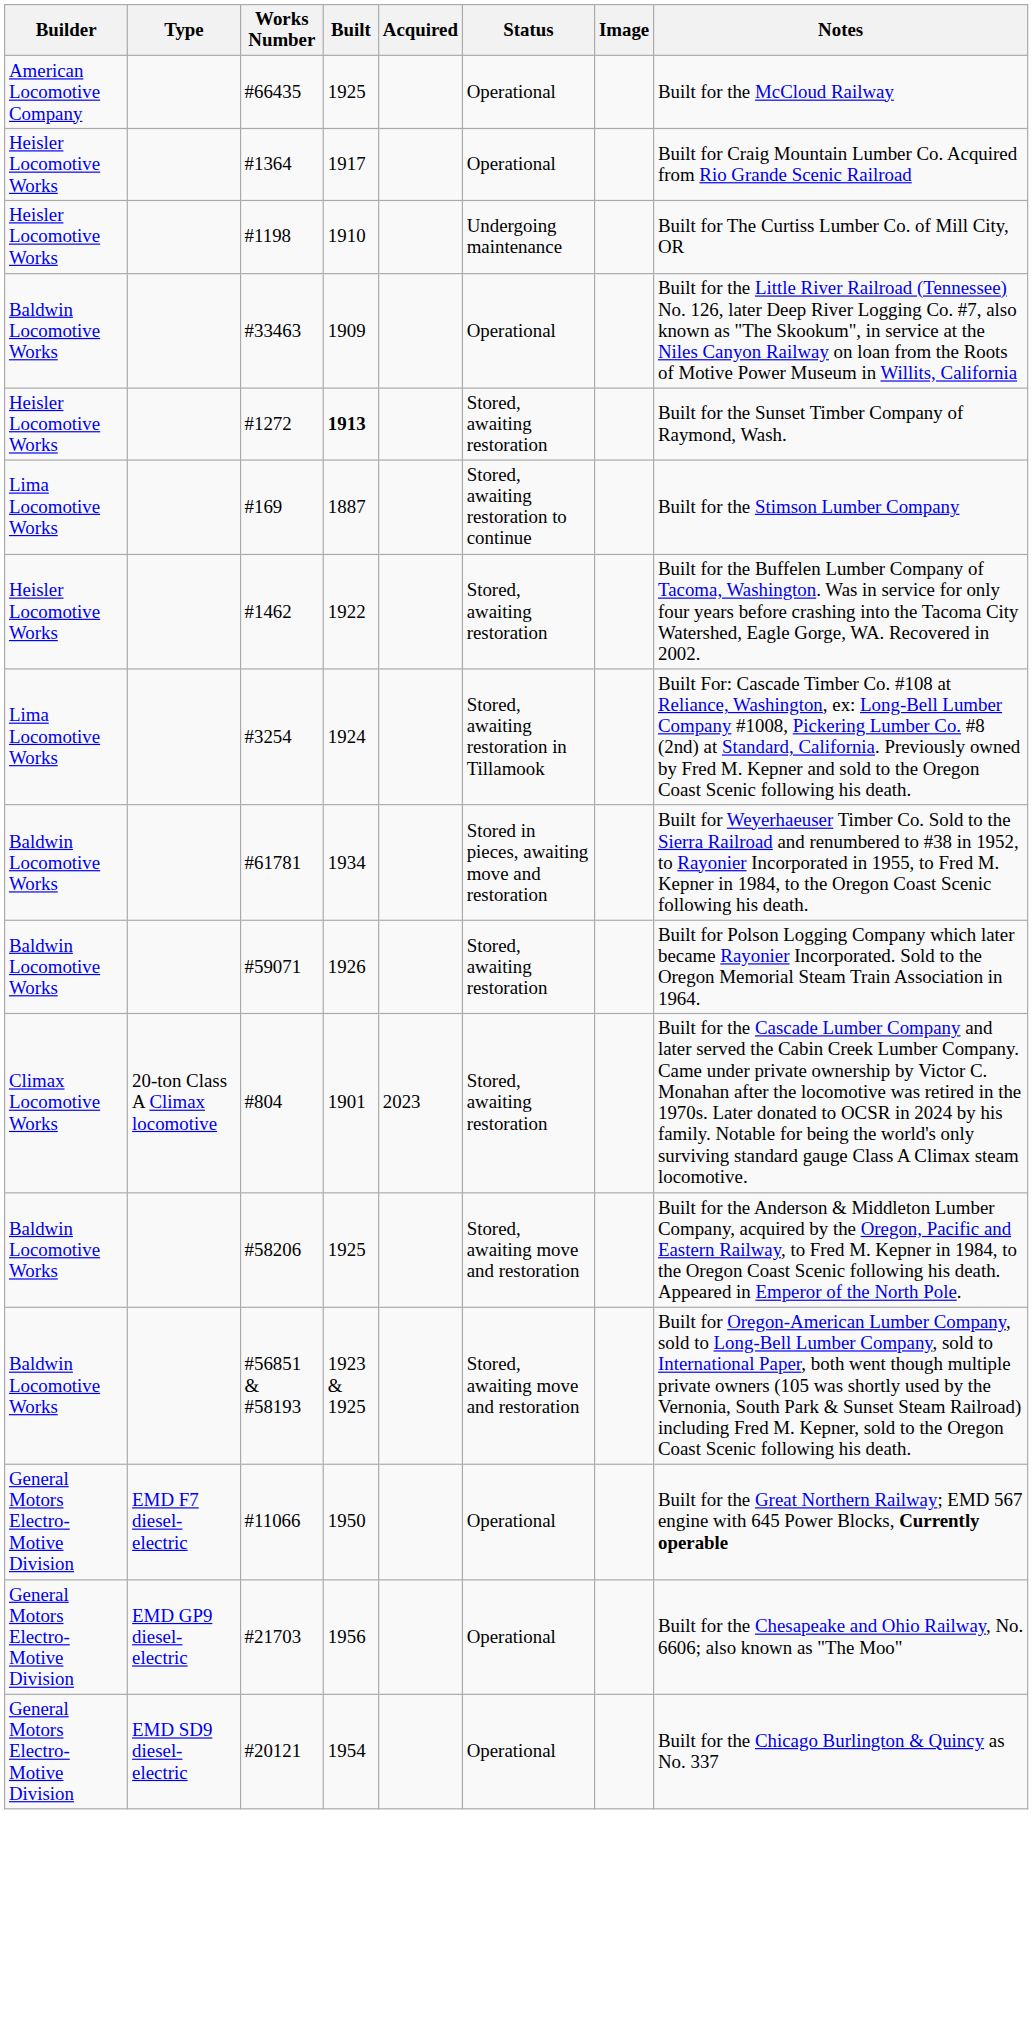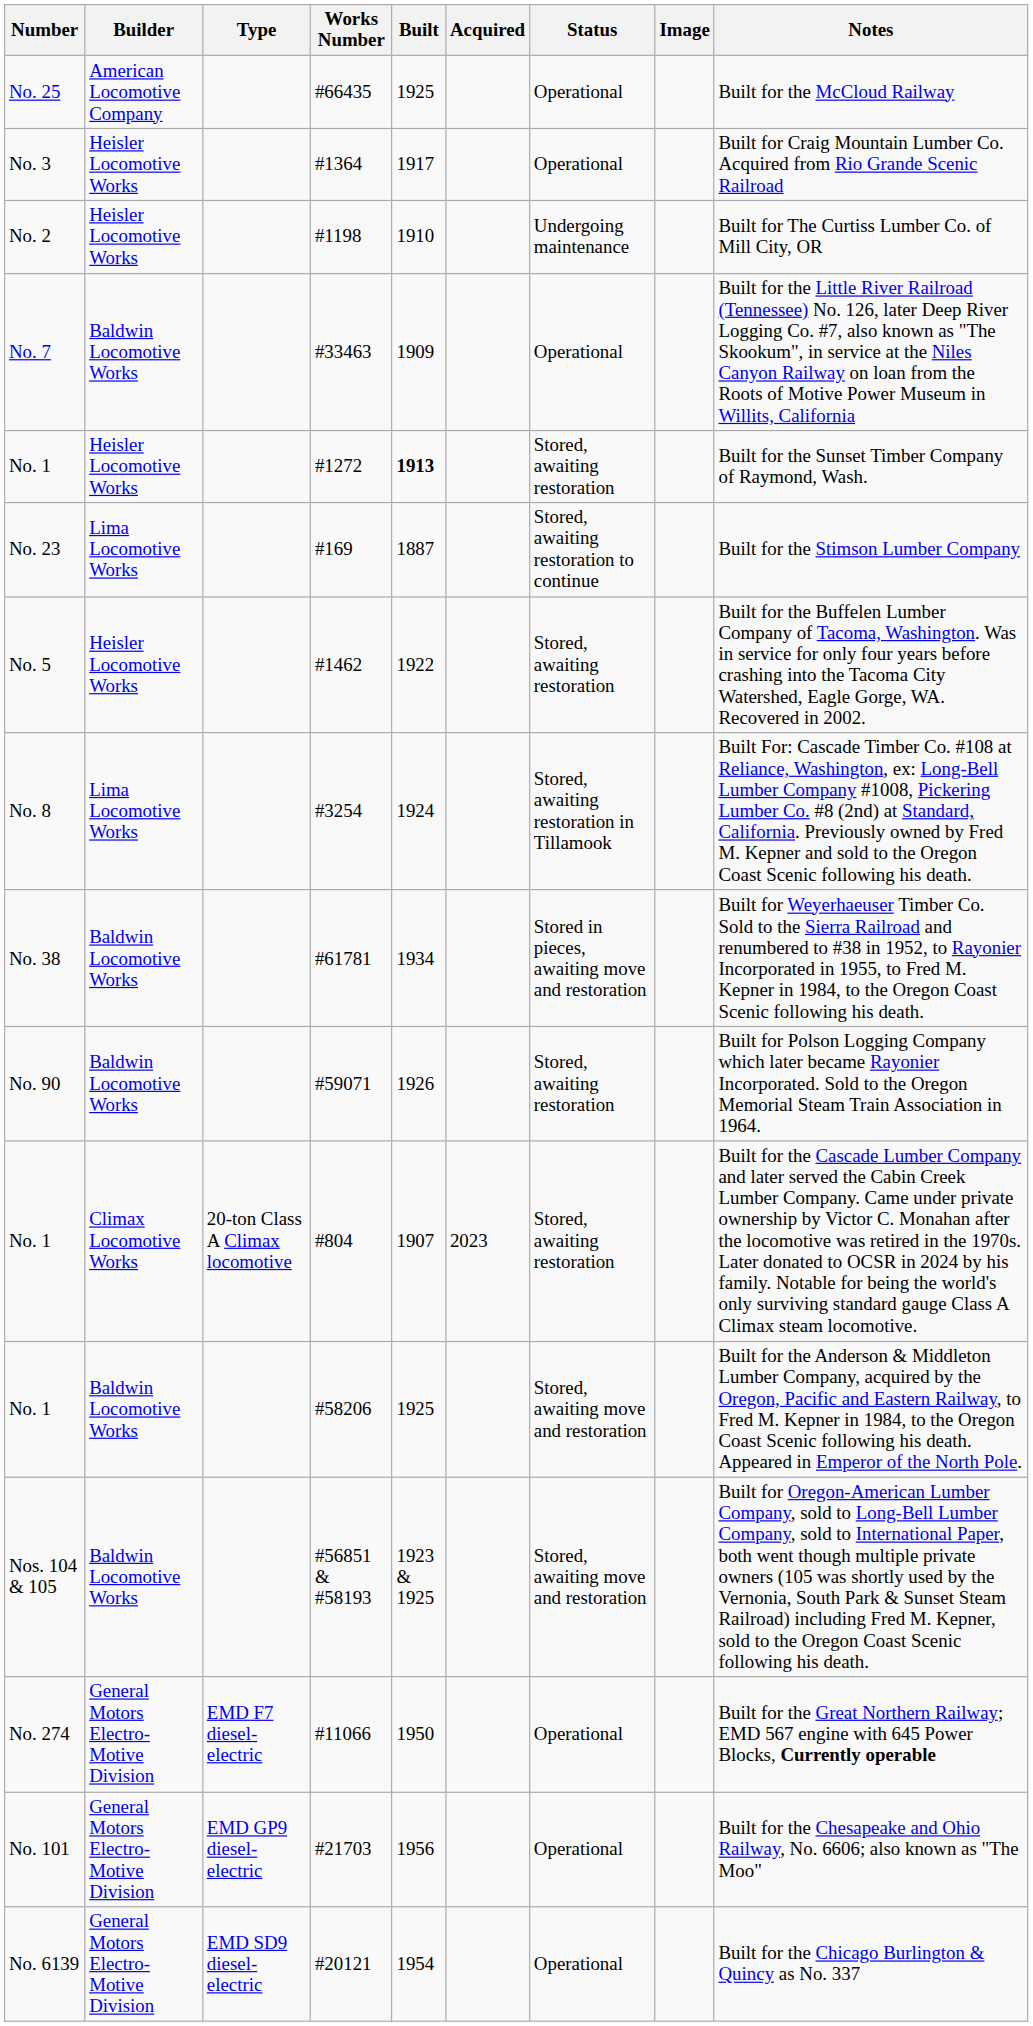+ column: (45, 30)
(347, 1102) 1901 -> (415, 1240) 1907
